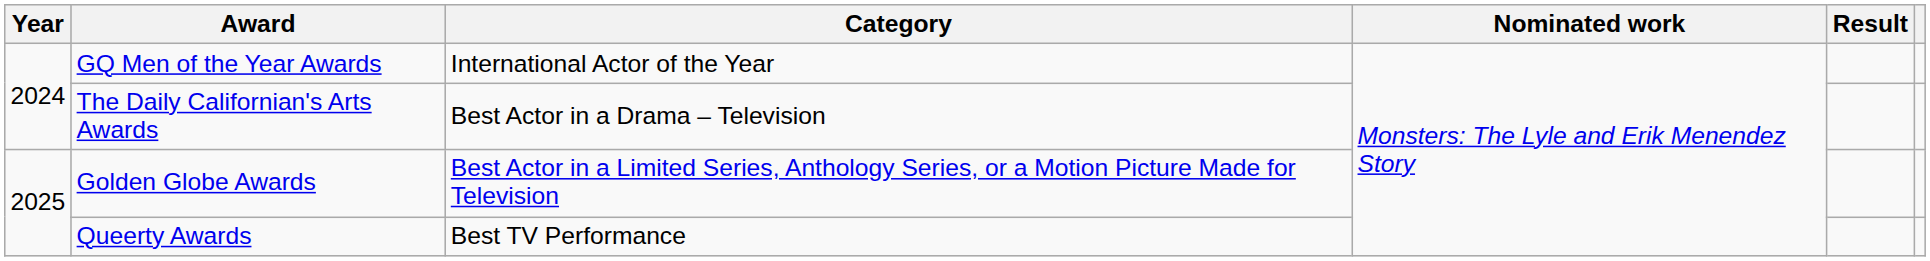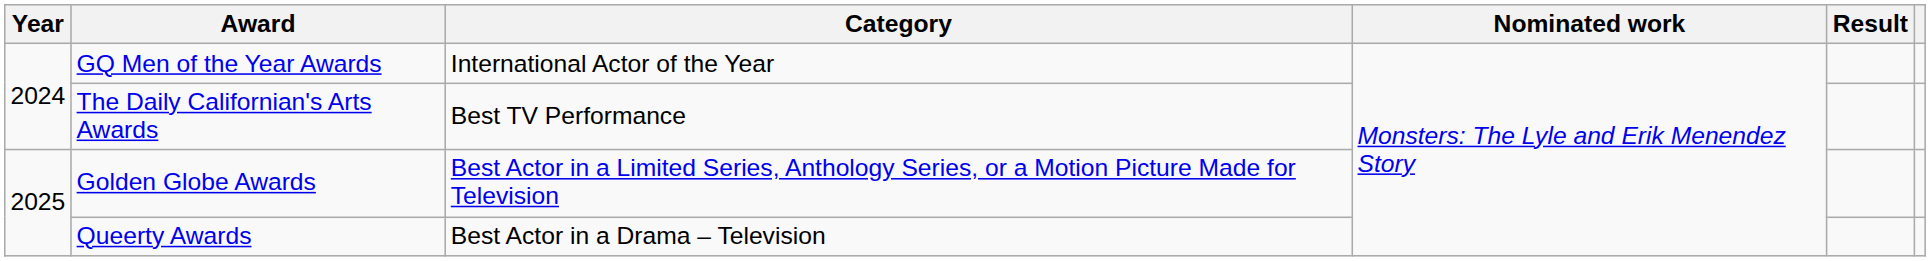(638, 116) Best Actor in a Drama – Television -> (568, 116) Best TV Performance
(568, 235) Best TV Performance -> (638, 235) Best Actor in a Drama – Television
